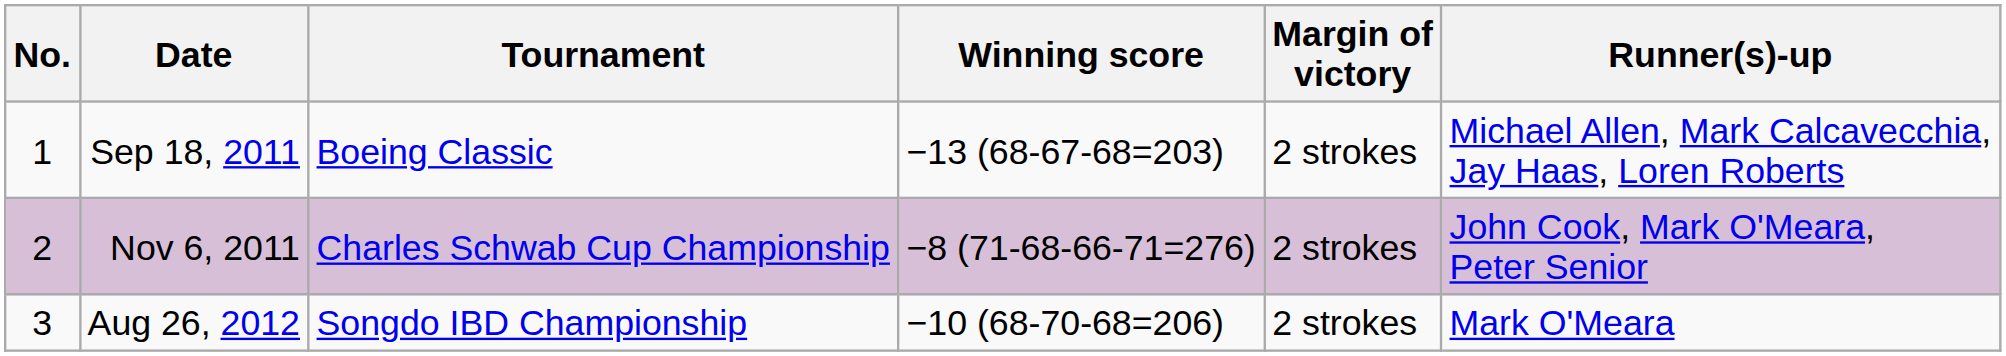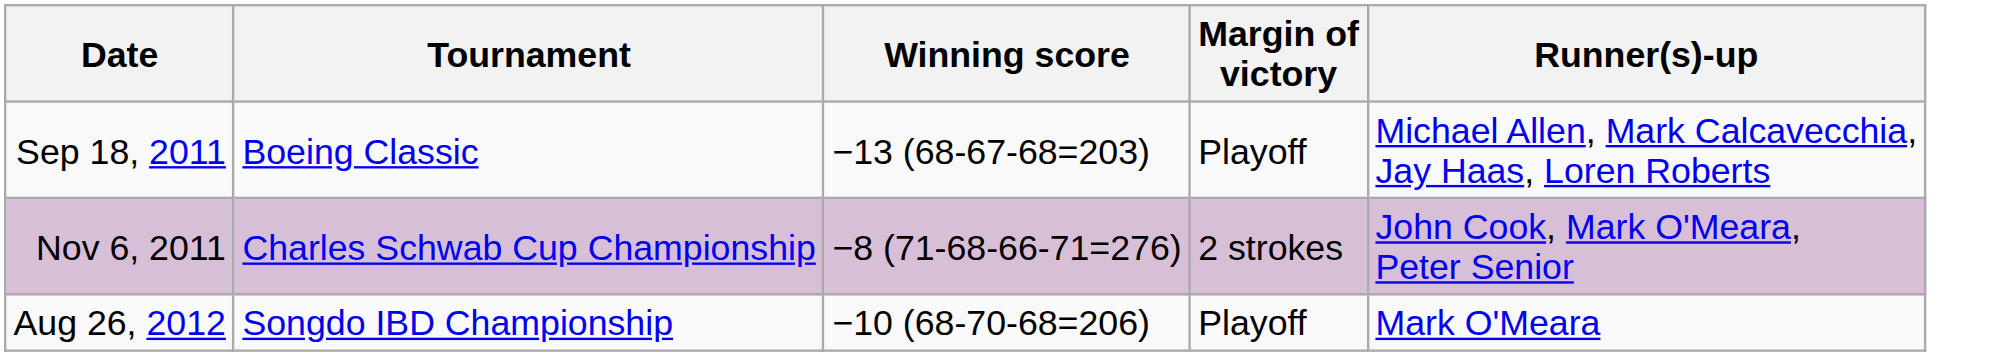- column: (42, 54)
(1345, 150) 2 strokes -> (1252, 150) Playoff
(1345, 323) 2 strokes -> (1252, 323) Playoff
